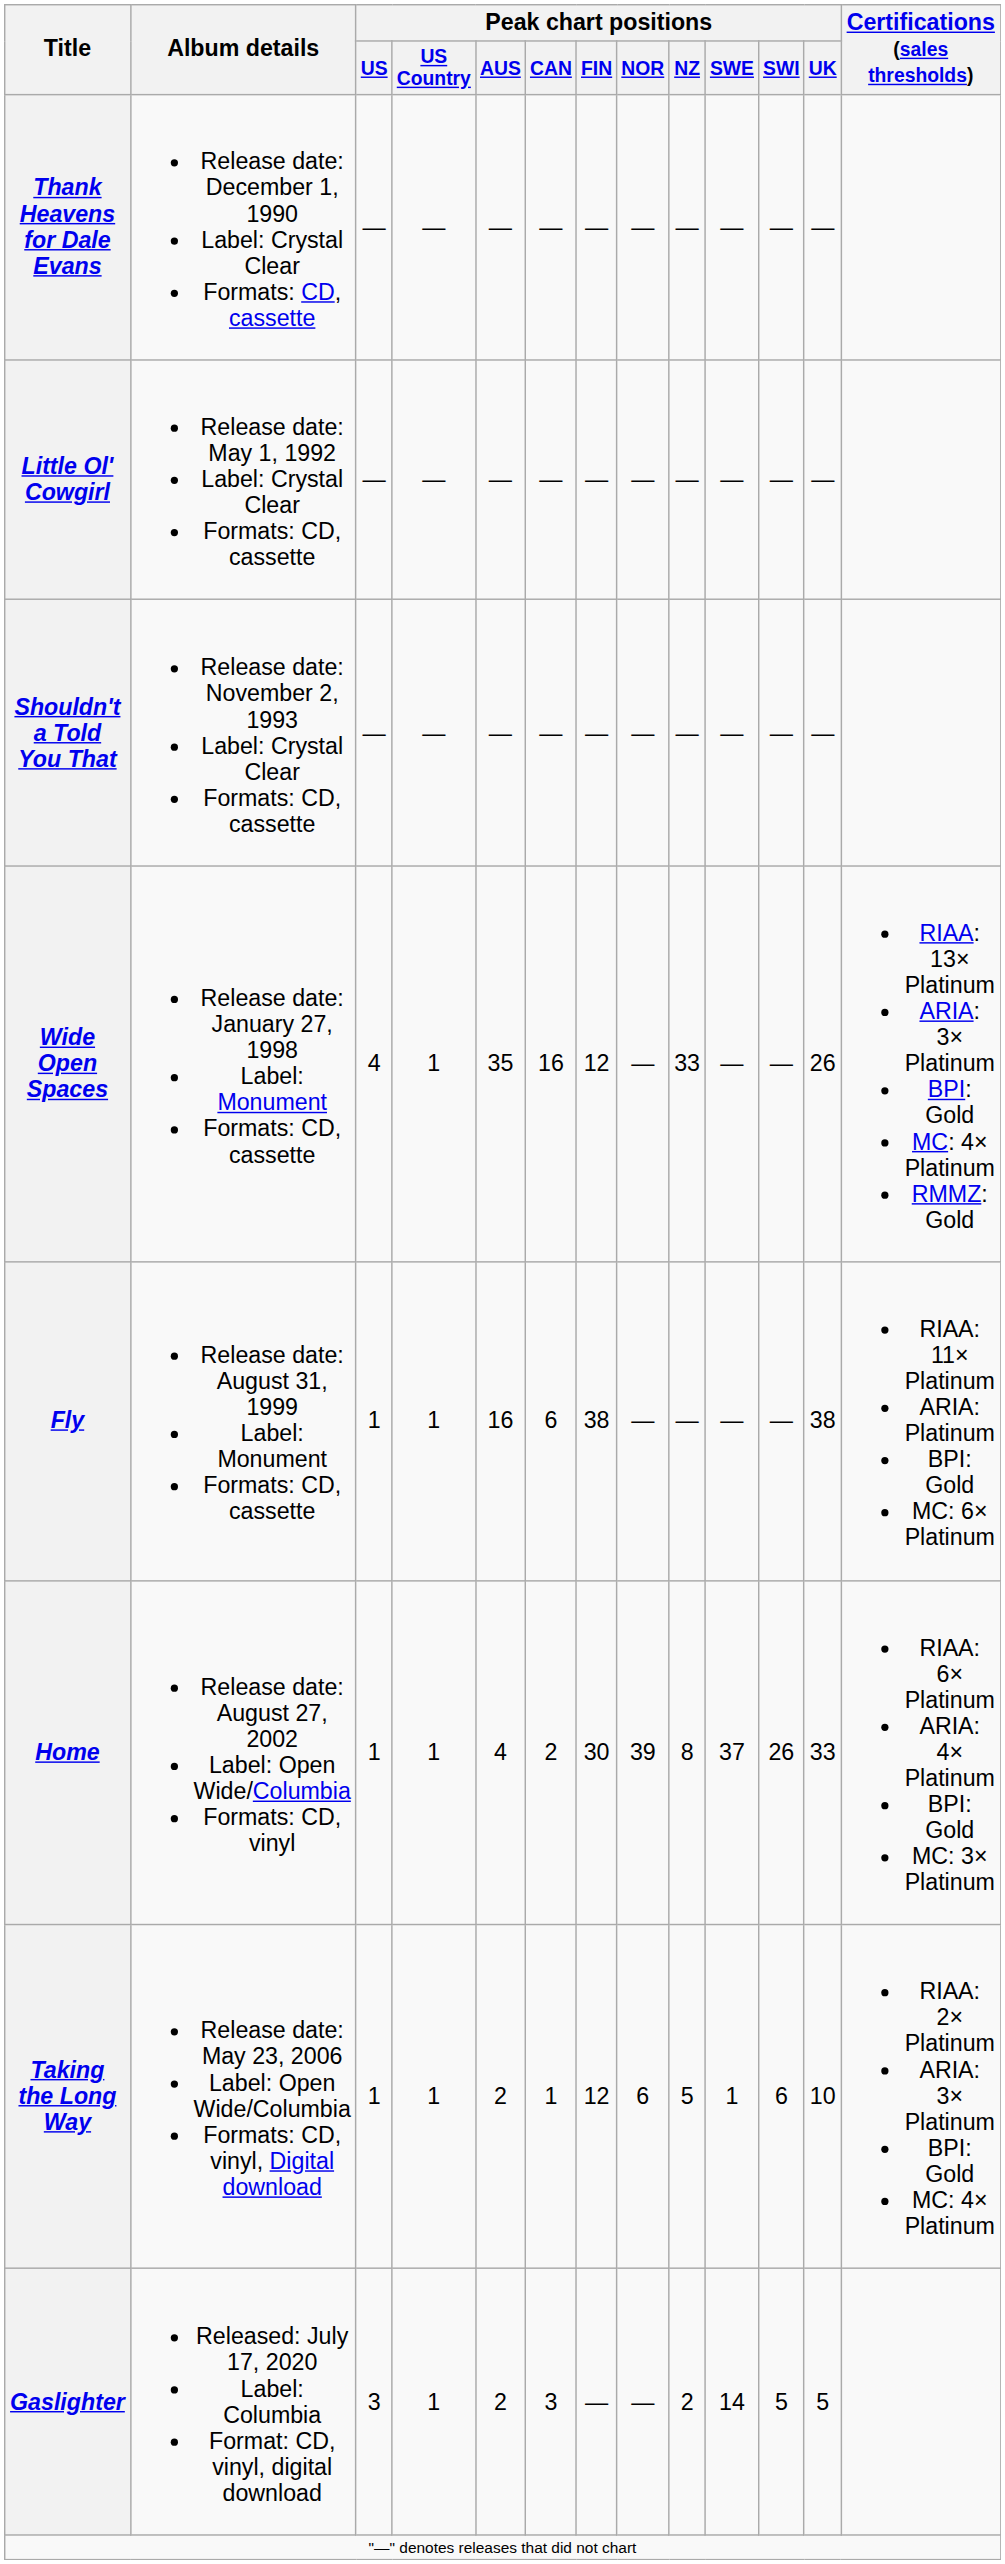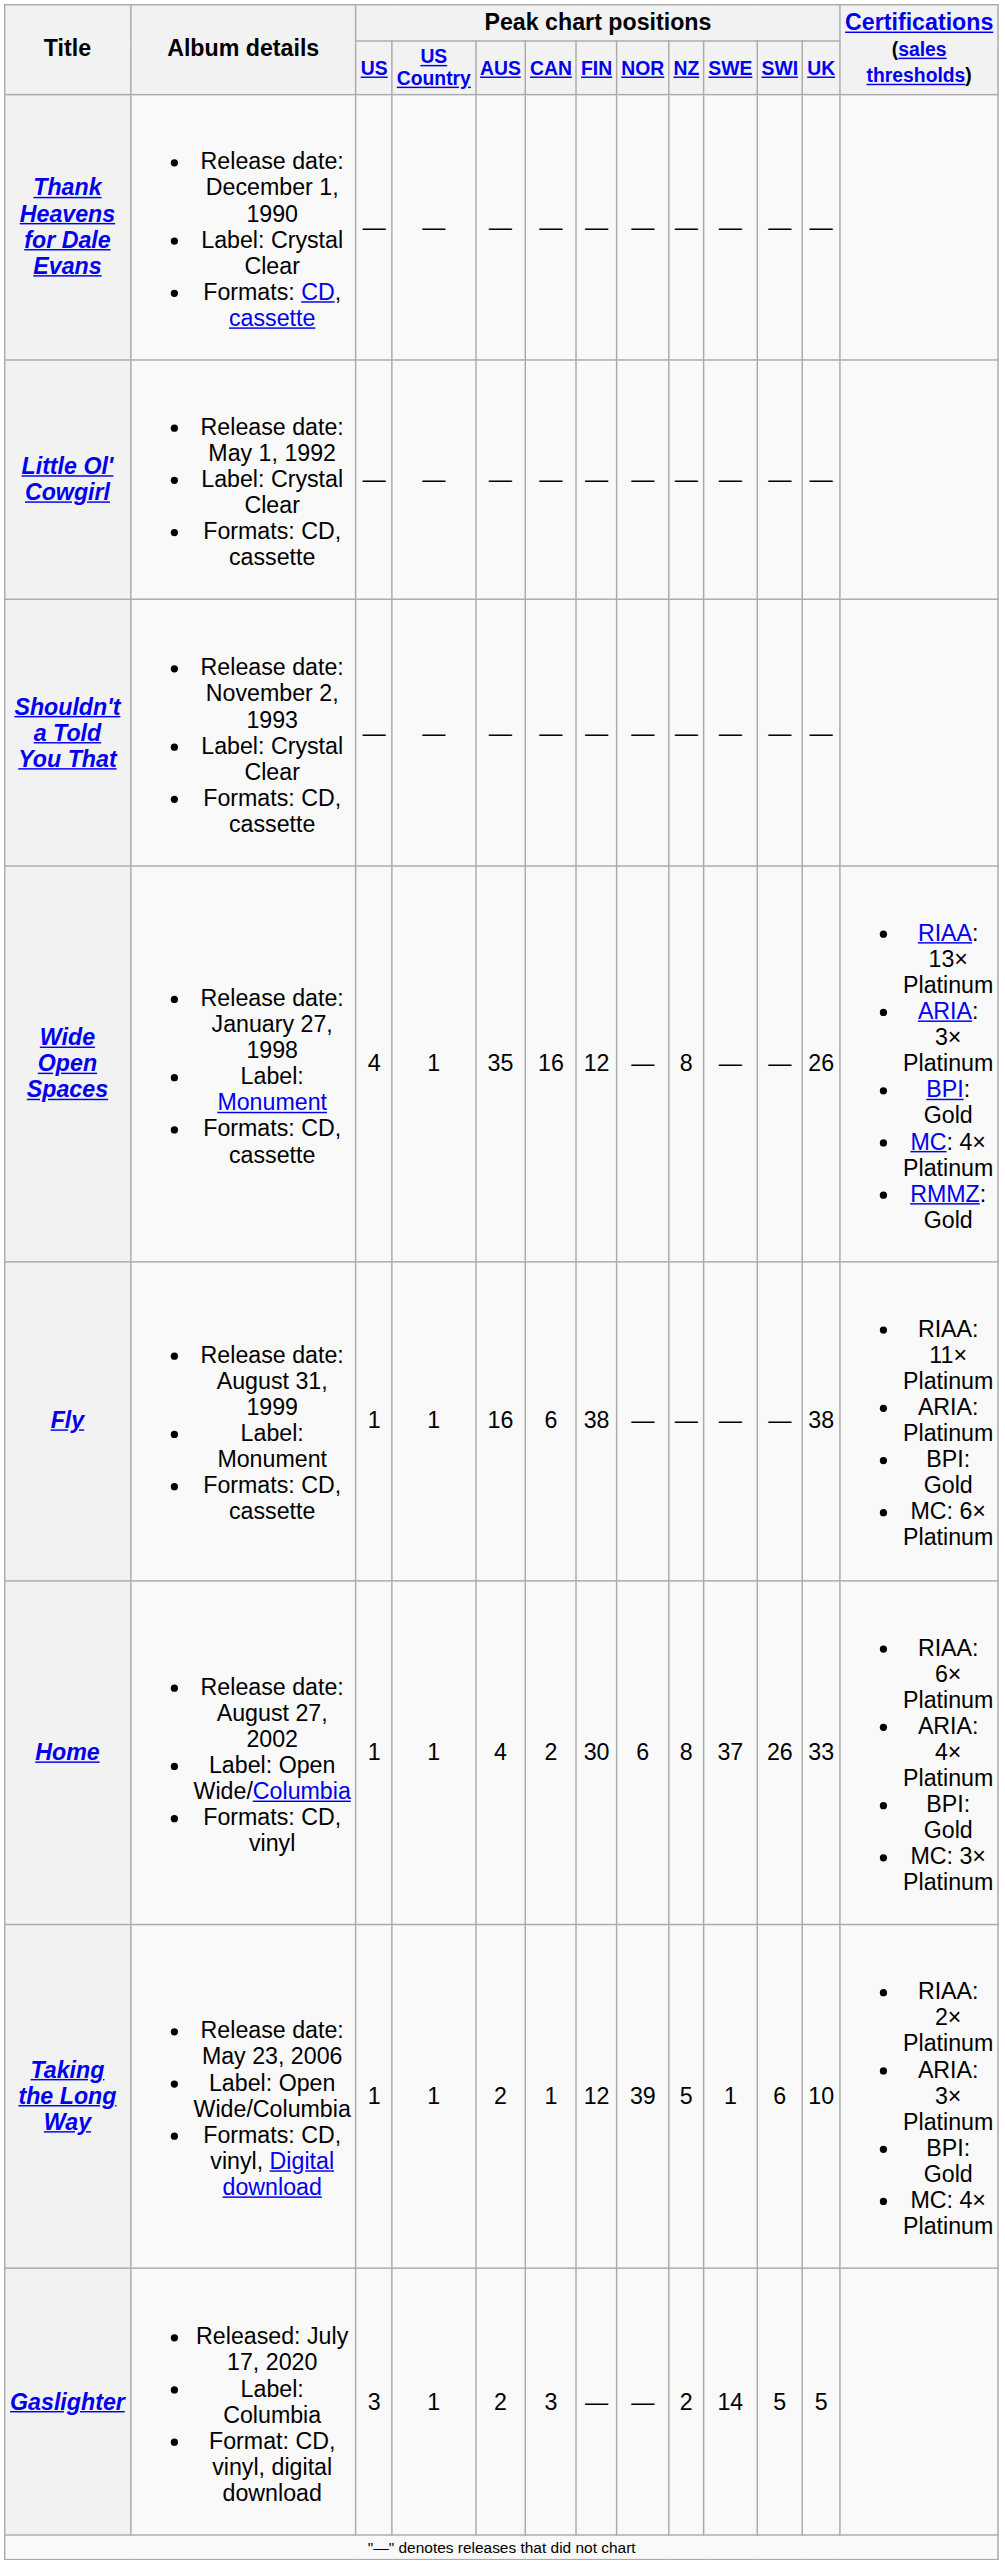(687, 1063) 33 -> (686, 1063) 8
(643, 1752) 39 -> (643, 1752) 6
(643, 2096) 6 -> (643, 2096) 39
